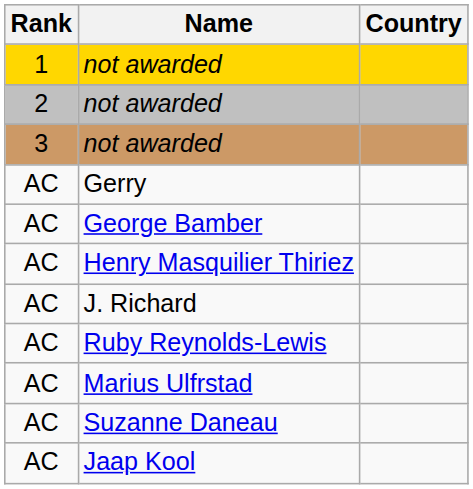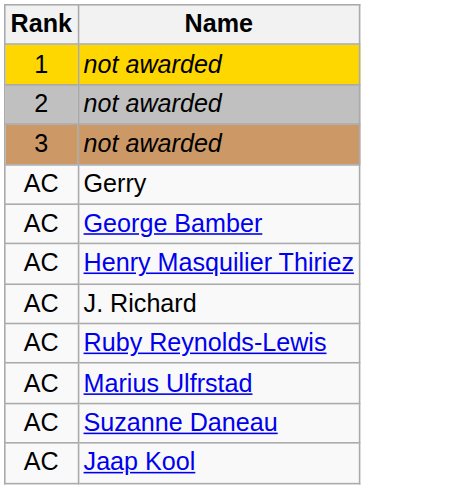- column: (414, 24)
